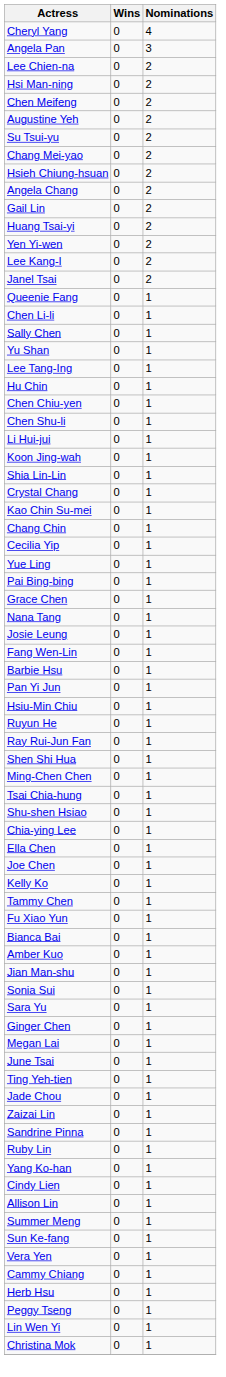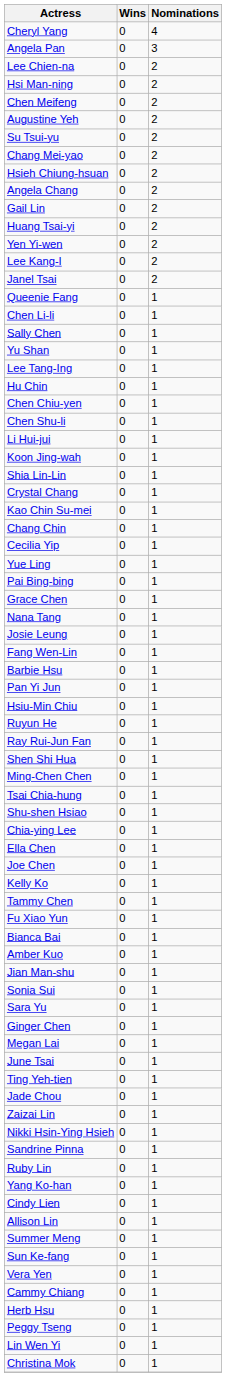+ row: (61, 1132)
